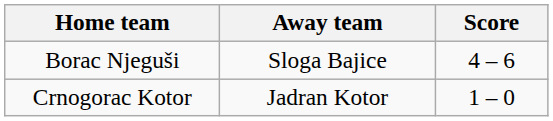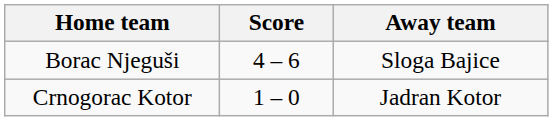columns swapped: (492, 23) <-> (327, 23)
